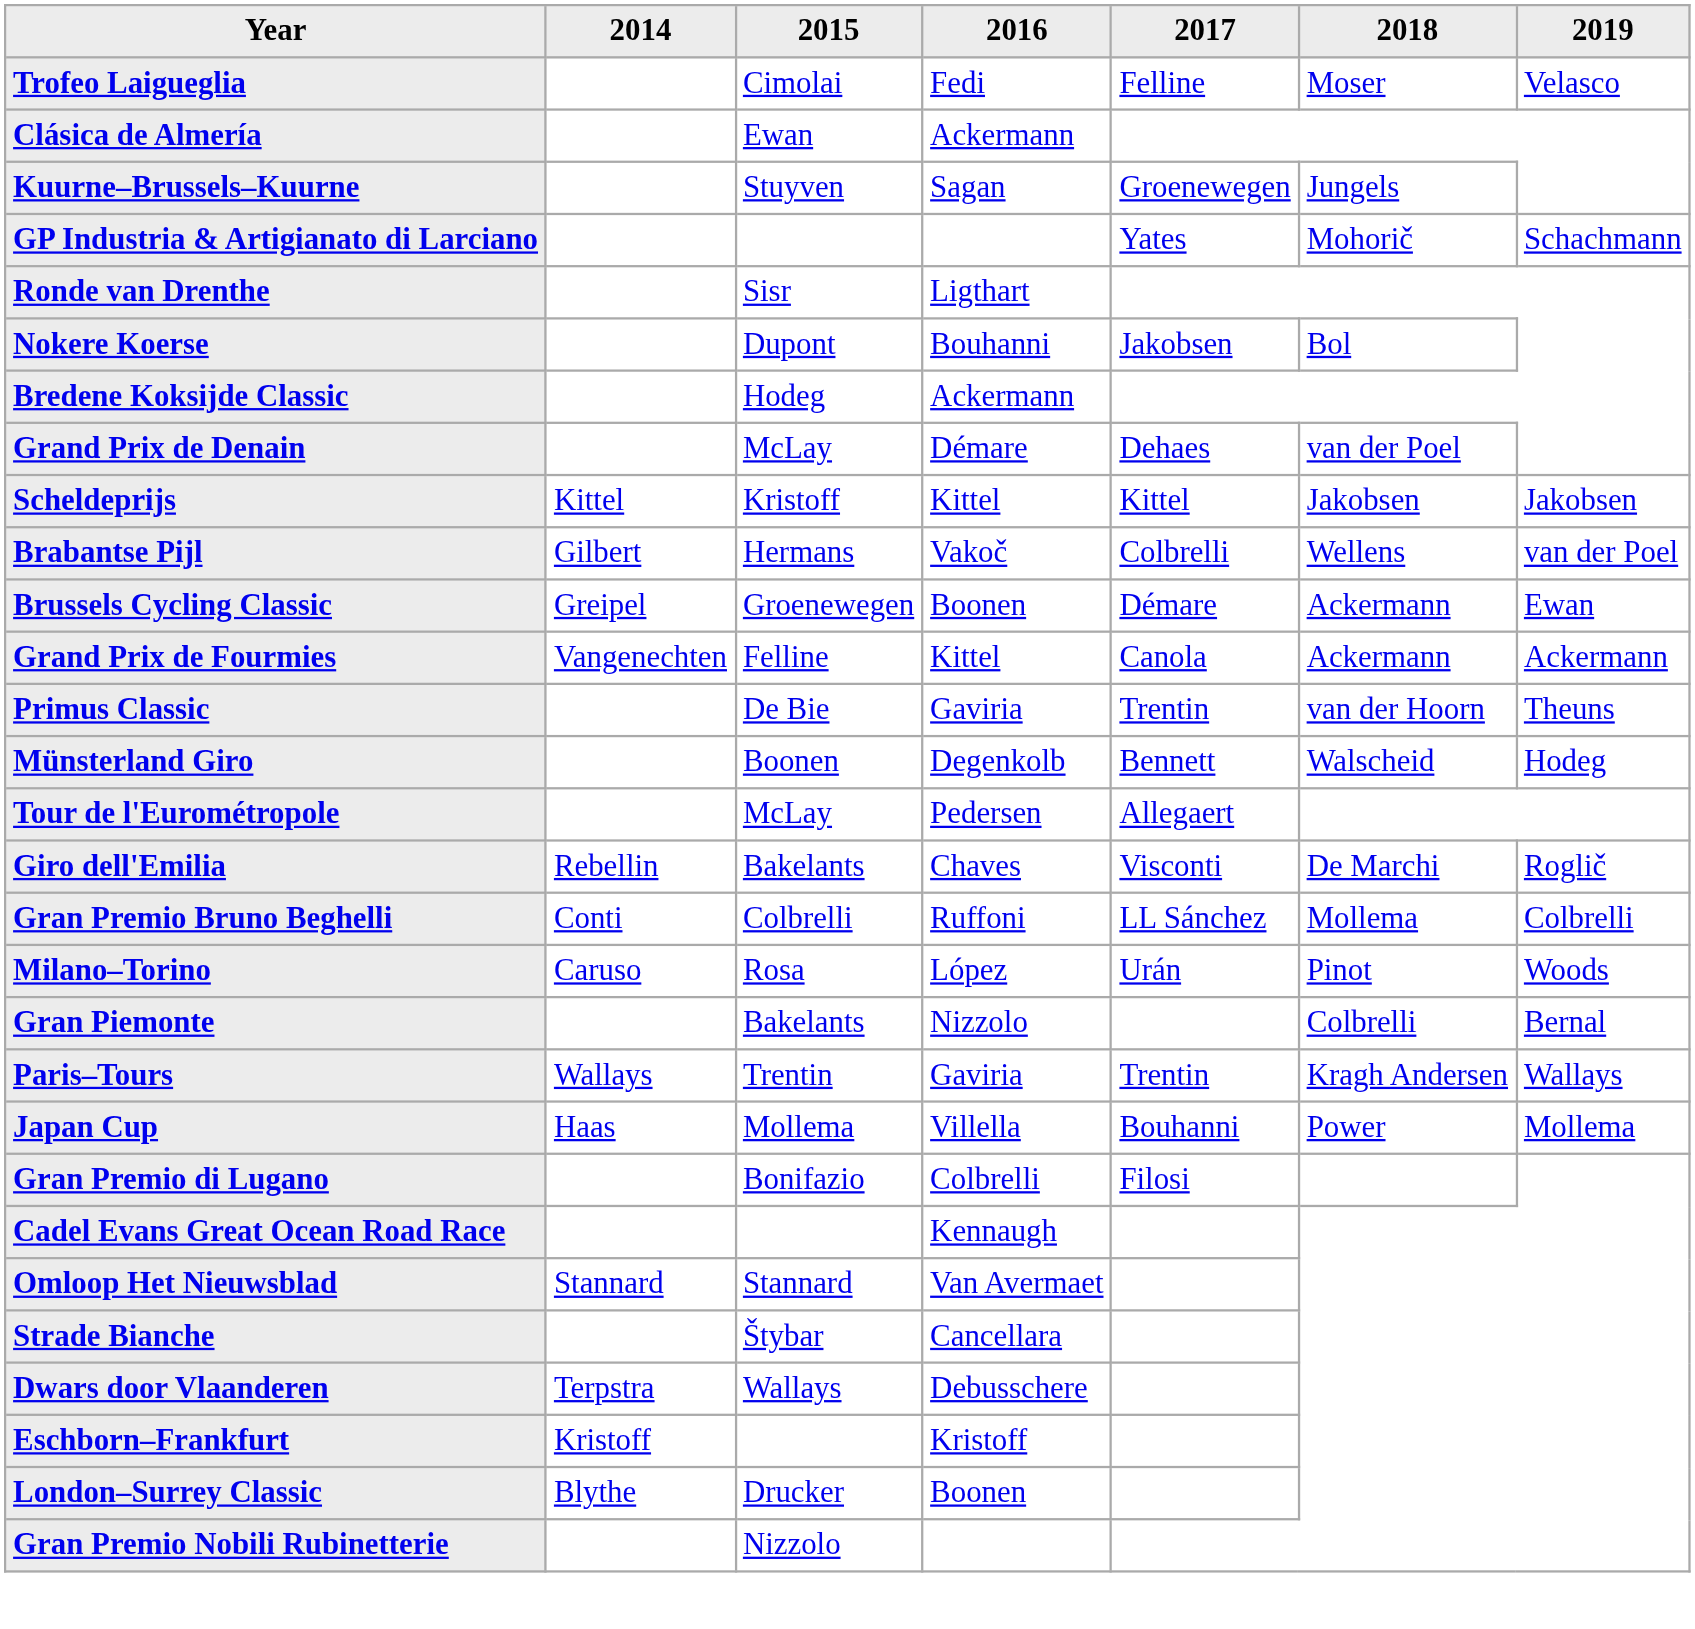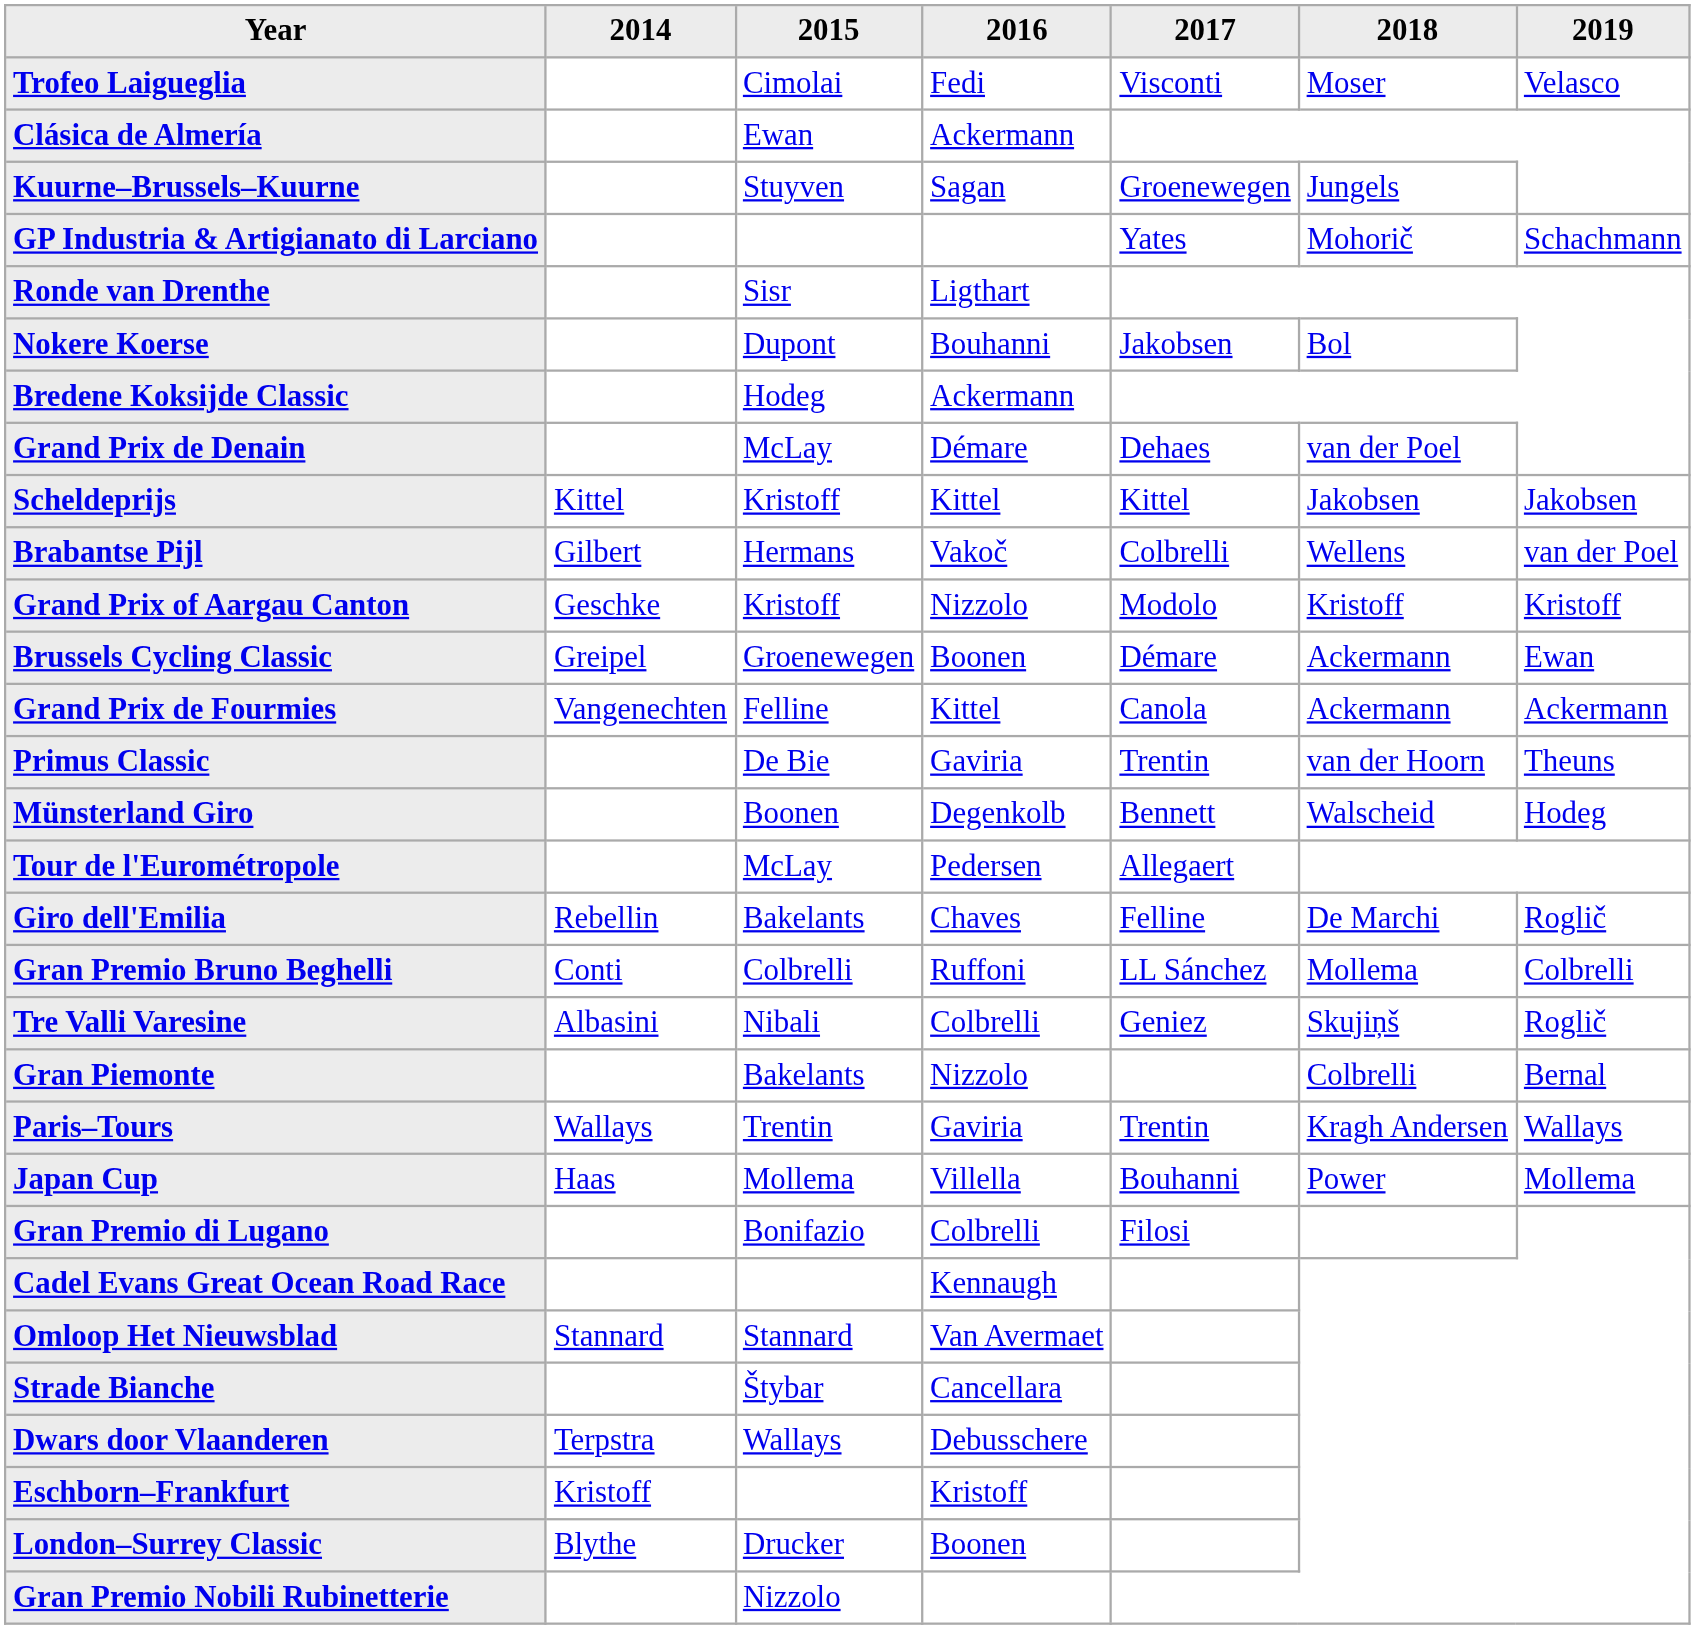(1162, 82) Felline -> (1171, 82) Visconti
+ row: (211, 604)
(1171, 865) Visconti -> (1162, 918) Felline
+ row: (130, 1022)
- row: (112, 970)
